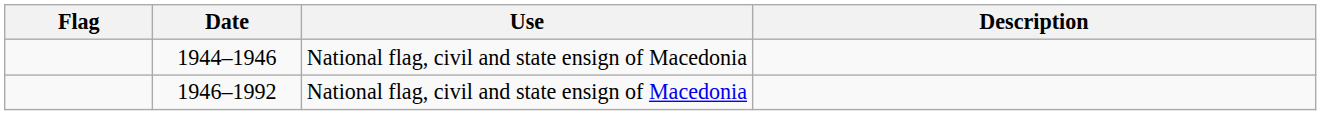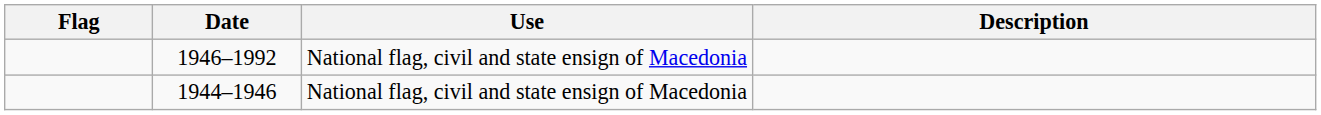rows swapped: (227, 92) <-> (227, 57)
